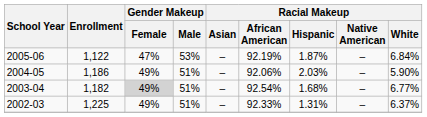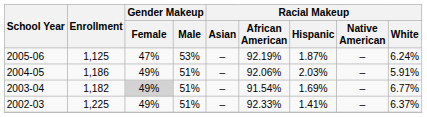(96, 56) 1,122 -> (96, 56) 1,125
(405, 56) 6.84% -> (405, 56) 6.24%
(405, 72) 5.90% -> (405, 72) 5.91%
(264, 88) 92.54% -> (264, 88) 91.54%
(313, 88) 1.68% -> (313, 88) 1.69%
(313, 105) 1.31% -> (313, 105) 1.41%
